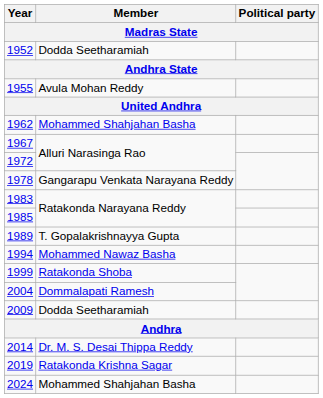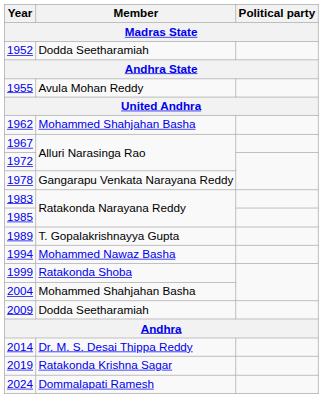(96, 291) Dommalapati Ramesh -> (117, 291) Mohammed Shahjahan Basha
(117, 384) Mohammed Shahjahan Basha -> (96, 384) Dommalapati Ramesh
